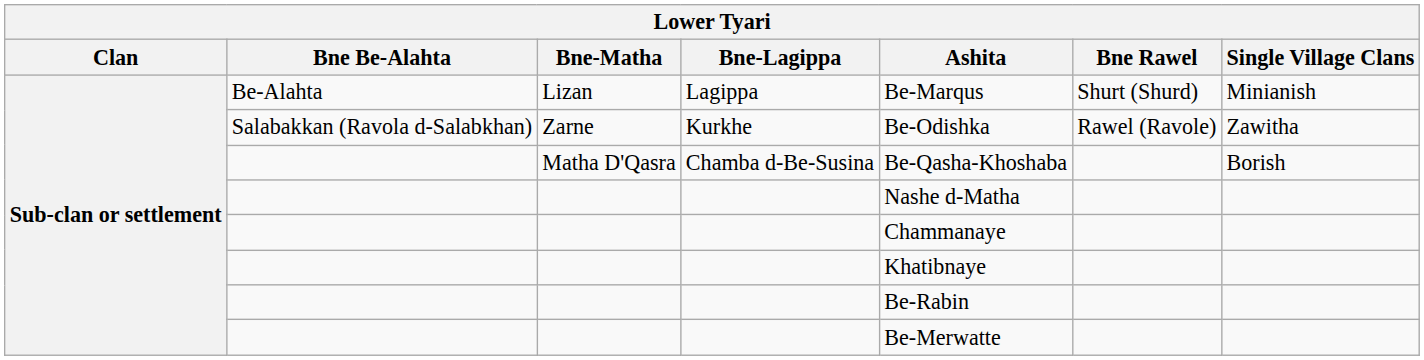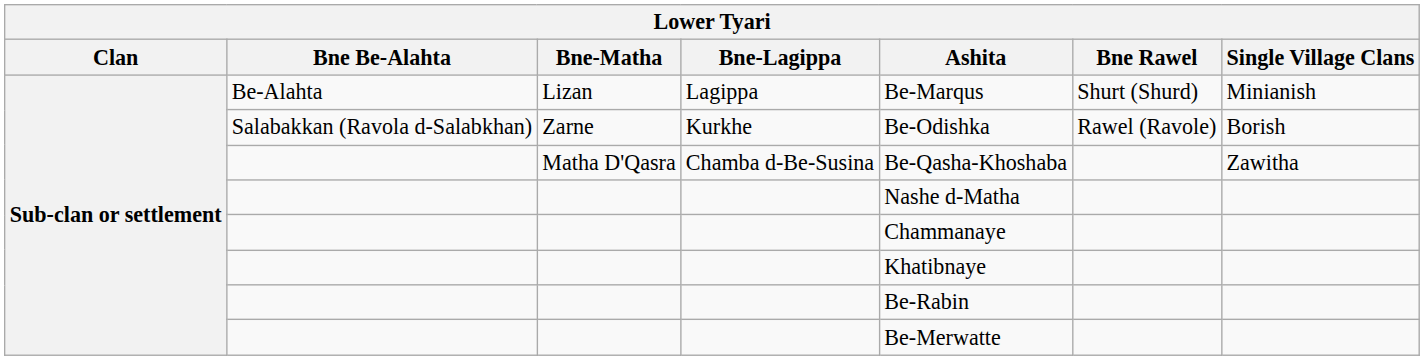(1263, 127) Zawitha -> (1256, 127) Borish
(1256, 162) Borish -> (1263, 162) Zawitha
